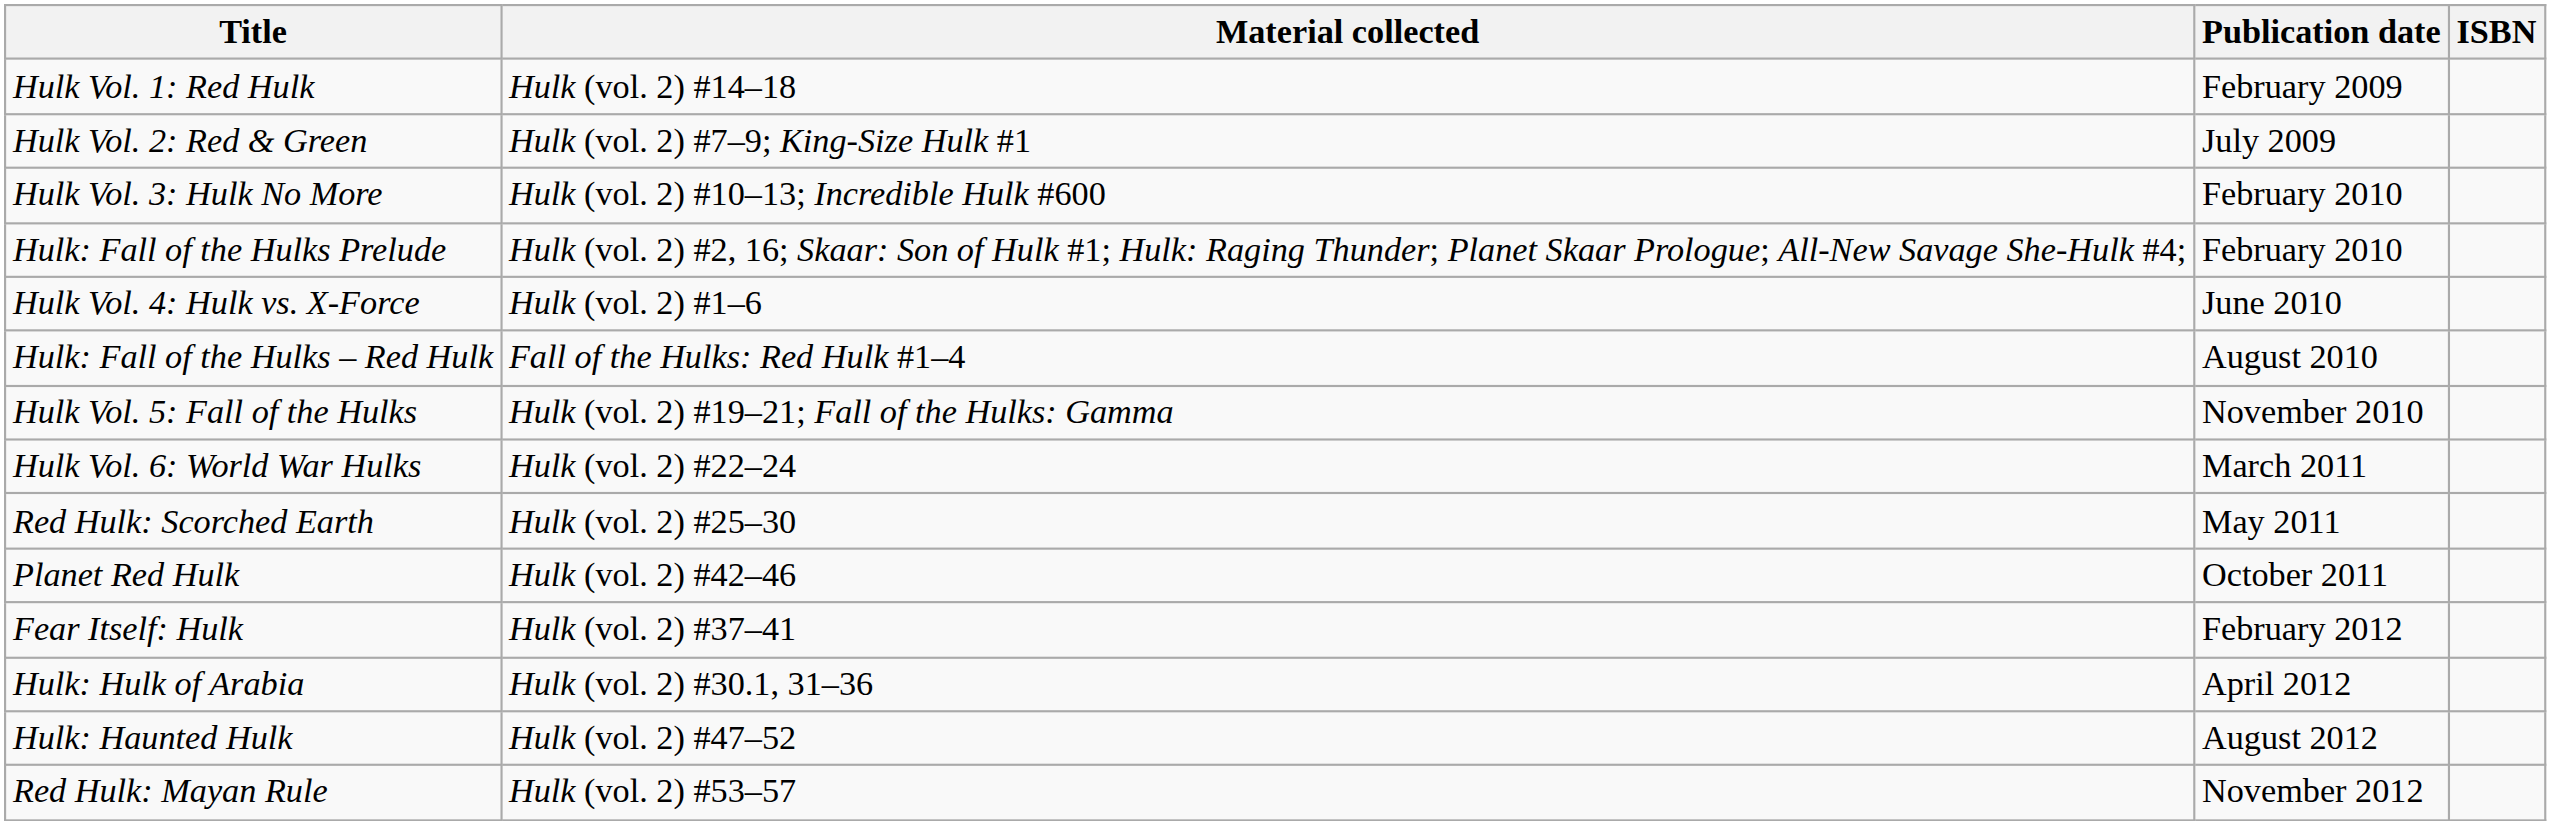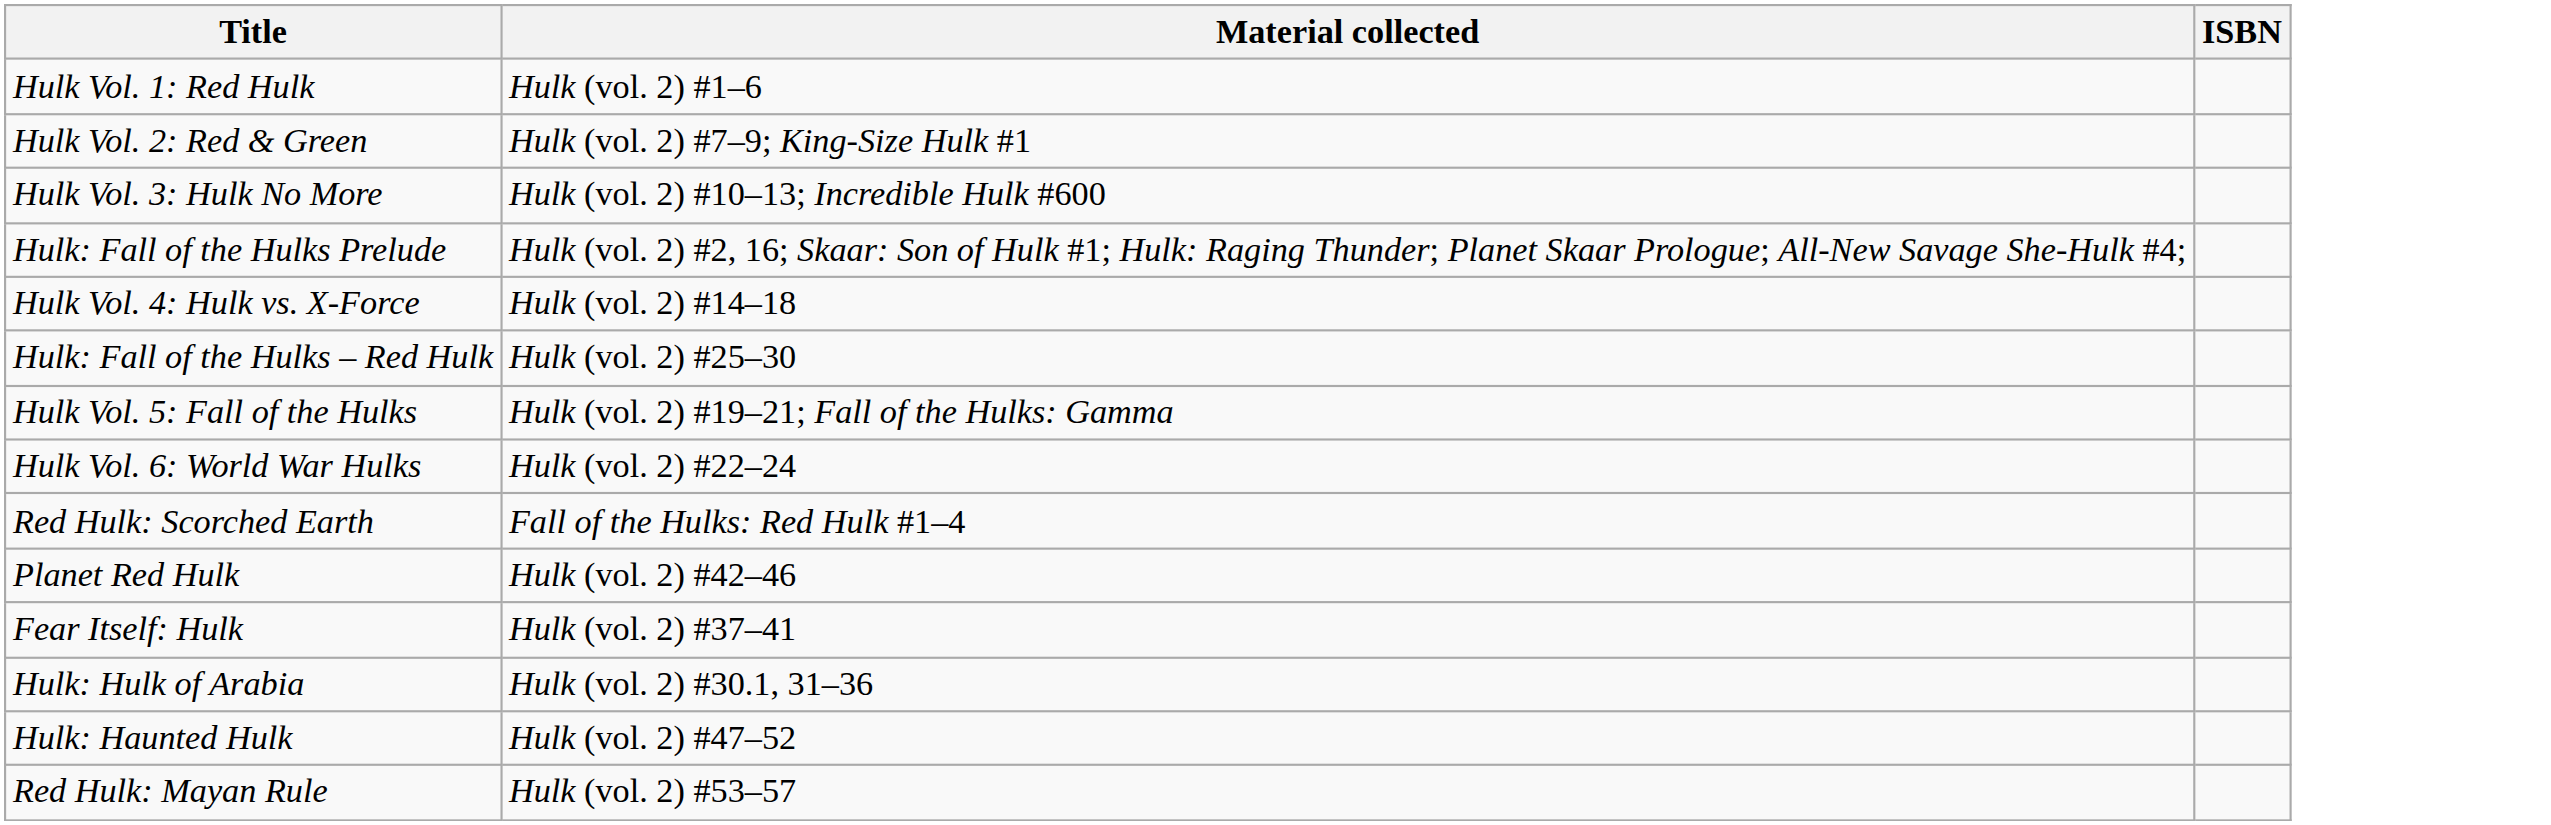- column: (2321, 31)
(653, 85) Hulk (vol. 2) #14–18 -> (635, 85) Hulk (vol. 2) #1–6
(635, 303) Hulk (vol. 2) #1–6 -> (653, 303) Hulk (vol. 2) #14–18
(737, 357) Fall of the Hulks: Red Hulk #1–4 -> (653, 357) Hulk (vol. 2) #25–30
(653, 520) Hulk (vol. 2) #25–30 -> (737, 520) Fall of the Hulks: Red Hulk #1–4
